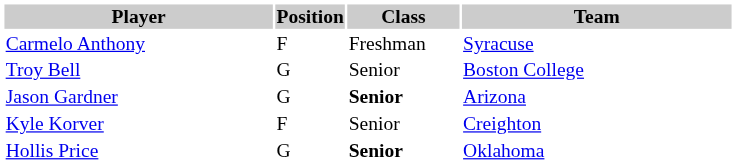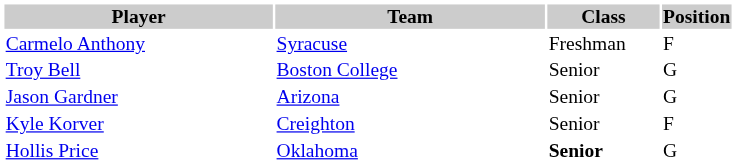columns swapped: (310, 16) <-> (597, 16)
(376, 97) bold -> (574, 97) normal
